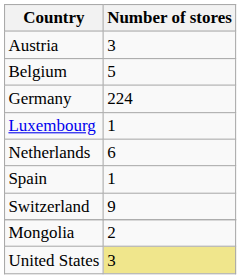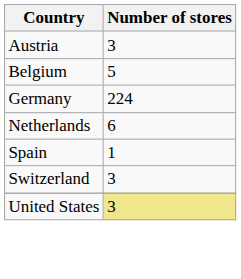- row: (52, 125)
(111, 206) 9 -> (111, 179) 3
- row: (41, 233)
